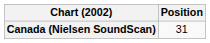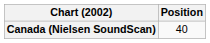(182, 30) 31 -> (182, 30) 40
